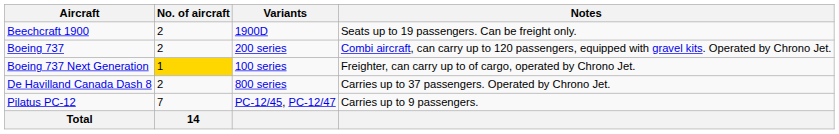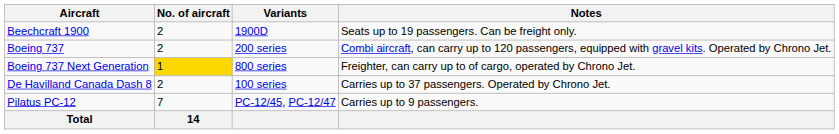(261, 66) 100 series -> (261, 66) 800 series
(261, 84) 800 series -> (261, 84) 100 series
